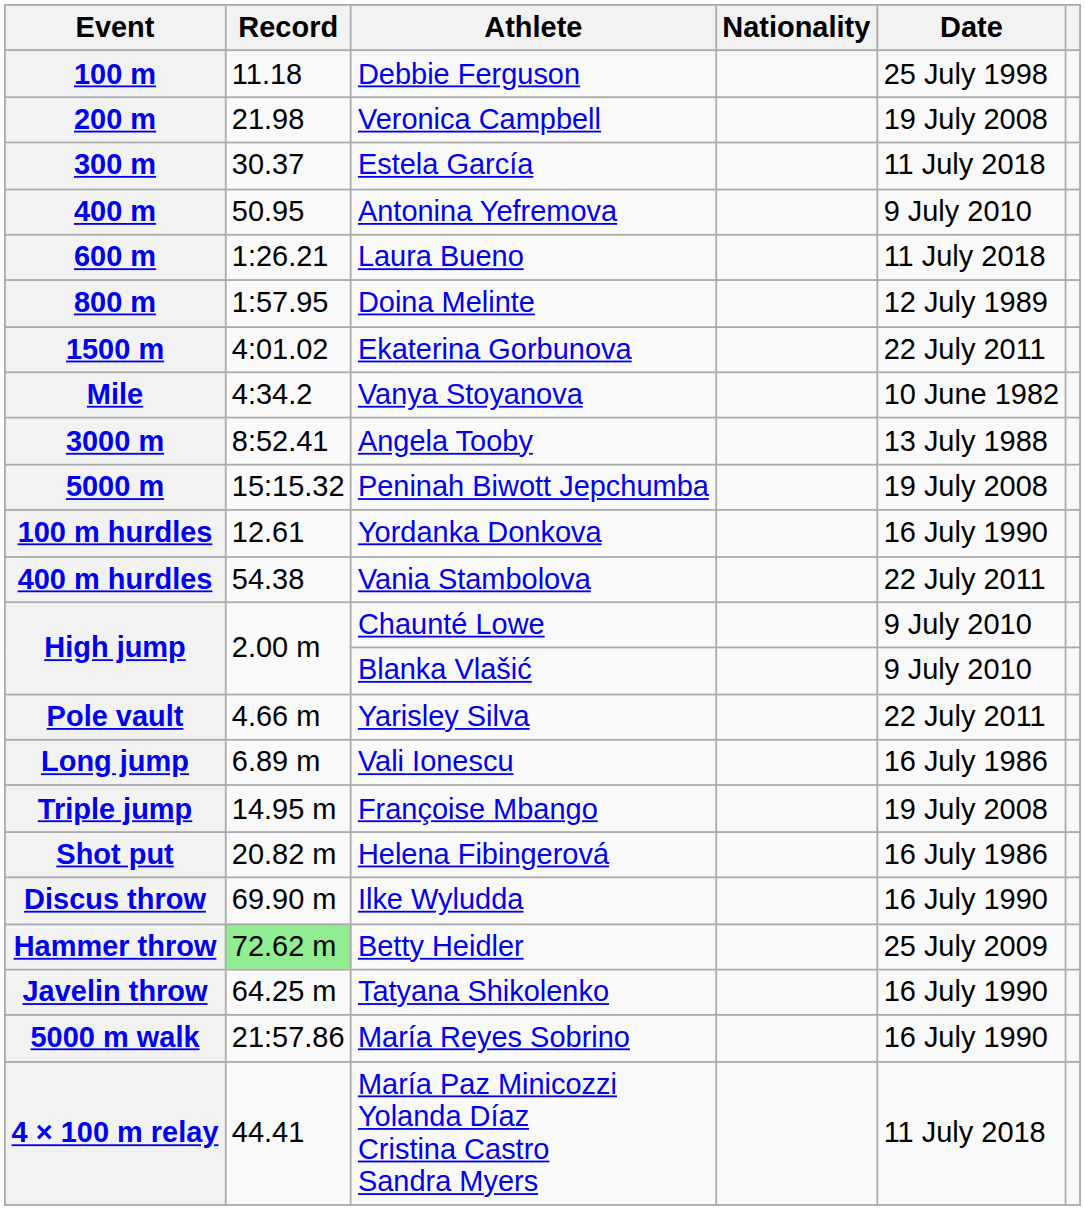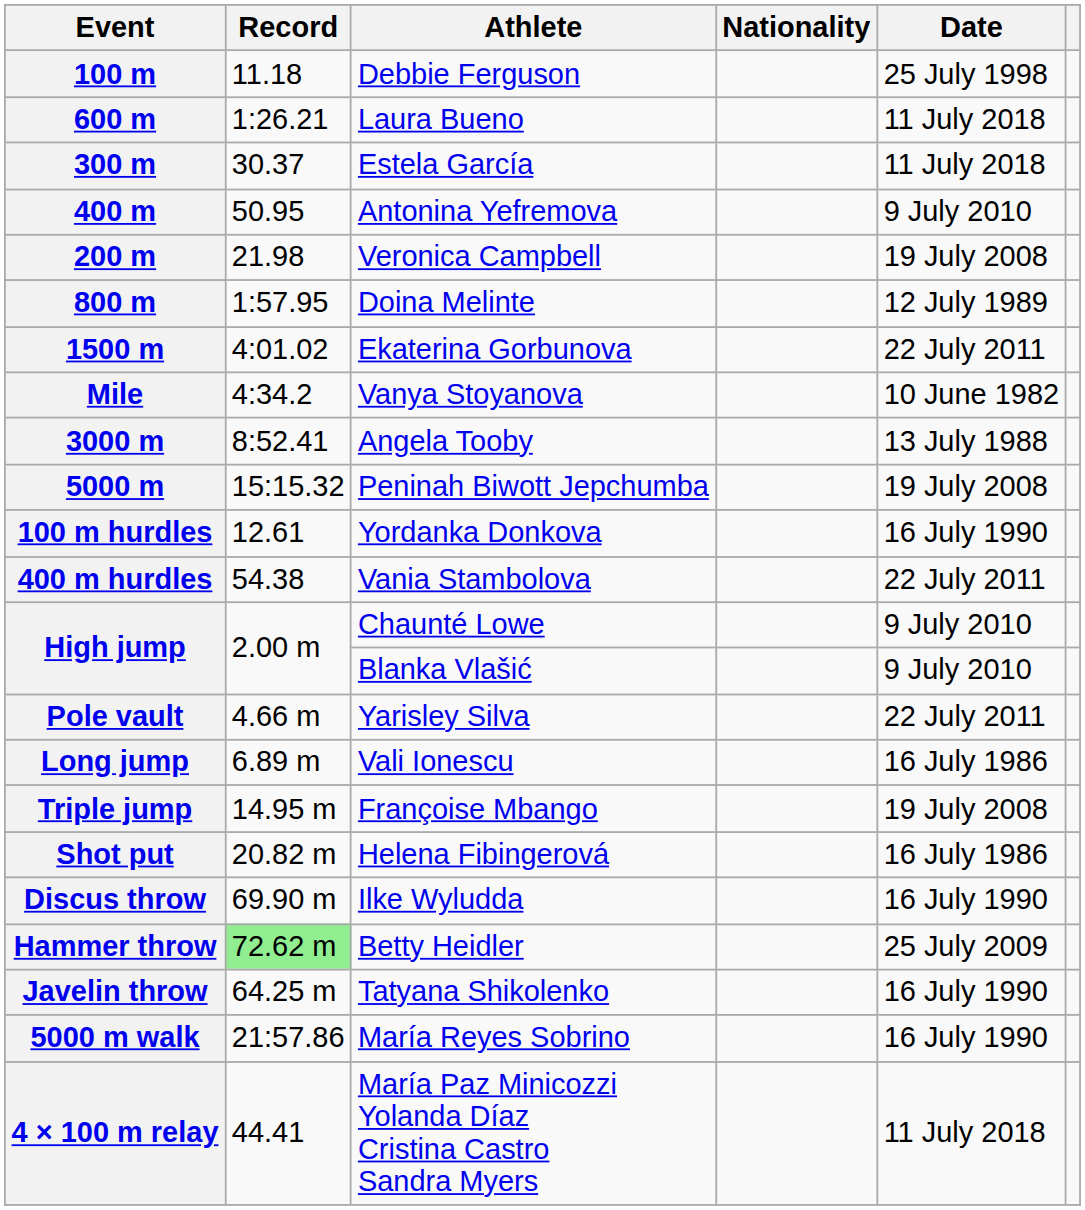rows swapped: (115, 119) <-> (115, 257)
